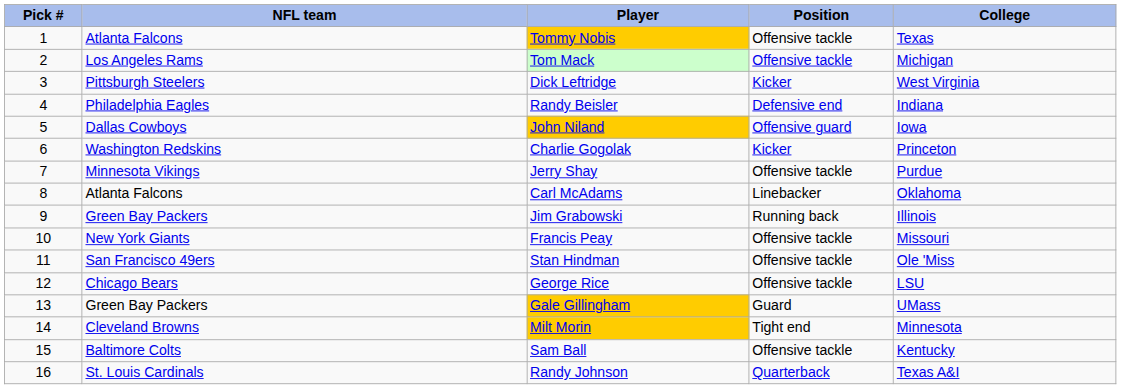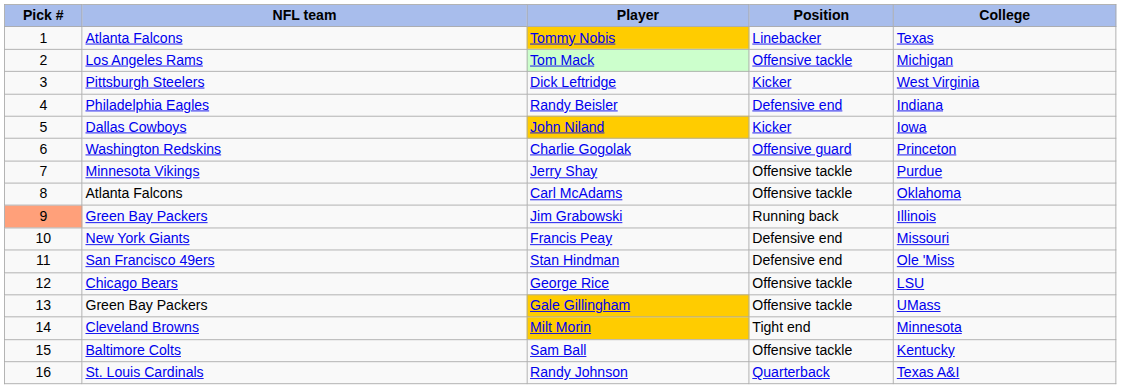(802, 37) Offensive tackle -> (787, 37) Linebacker
(802, 127) Offensive guard -> (772, 127) Kicker
(772, 149) Kicker -> (802, 149) Offensive guard
(787, 194) Linebacker -> (802, 194) Offensive tackle
(43, 216) no background -> (43, 216) lightsalmon background
(802, 238) Offensive tackle -> (797, 238) Defensive end
(802, 261) Offensive tackle -> (797, 261) Defensive end
(772, 305) Guard -> (802, 305) Offensive tackle
